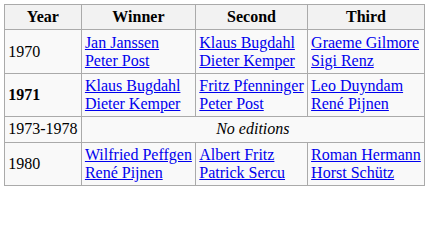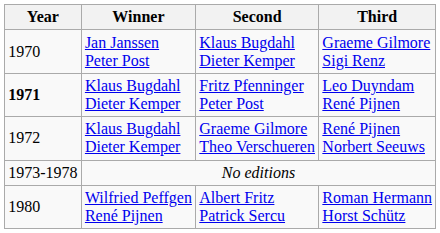+ row: (257, 138)
